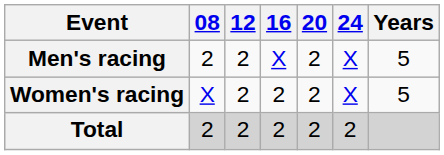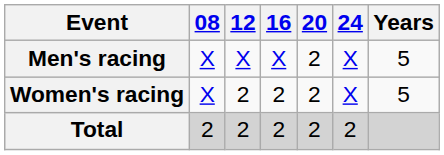(207, 58) 2 -> (207, 58) X
(243, 58) 2 -> (243, 58) X
